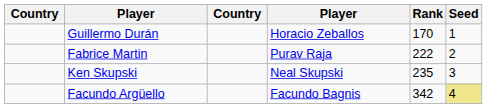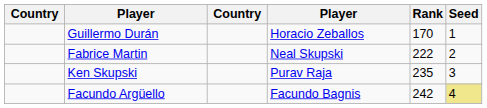(301, 53) Purav Raja -> (307, 53) Neal Skupski
(307, 73) Neal Skupski -> (301, 73) Purav Raja
(423, 93) 342 -> (423, 93) 242
